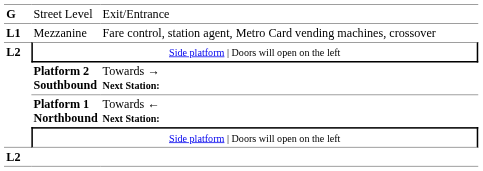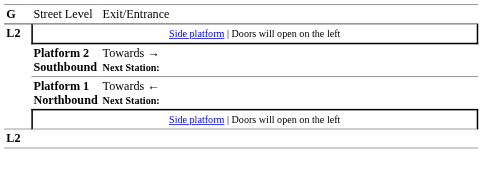- row: (60, 32)
